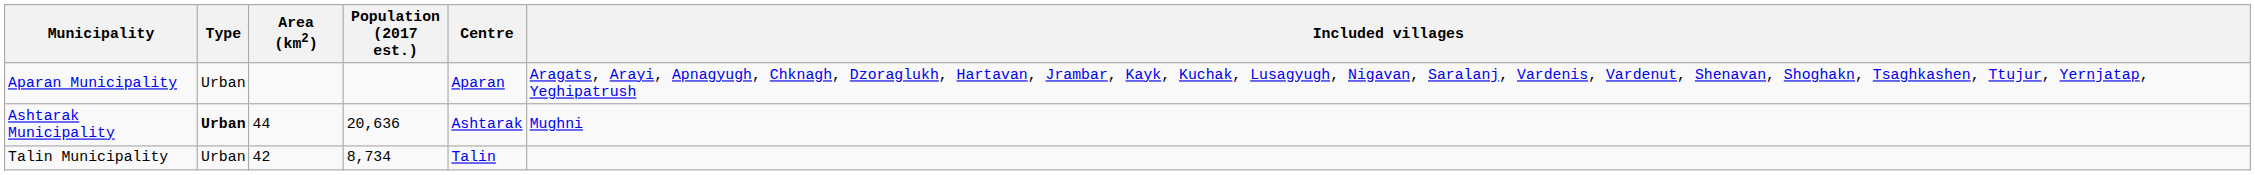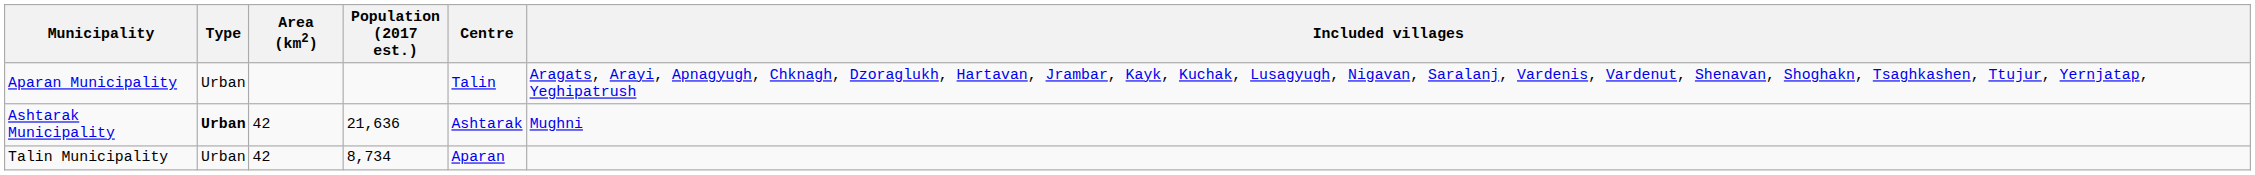(478, 84) Aparan -> (474, 84) Talin
(261, 125) 44 -> (261, 125) 42
(373, 125) 20,636 -> (373, 125) 21,636
(474, 158) Talin -> (478, 158) Aparan
